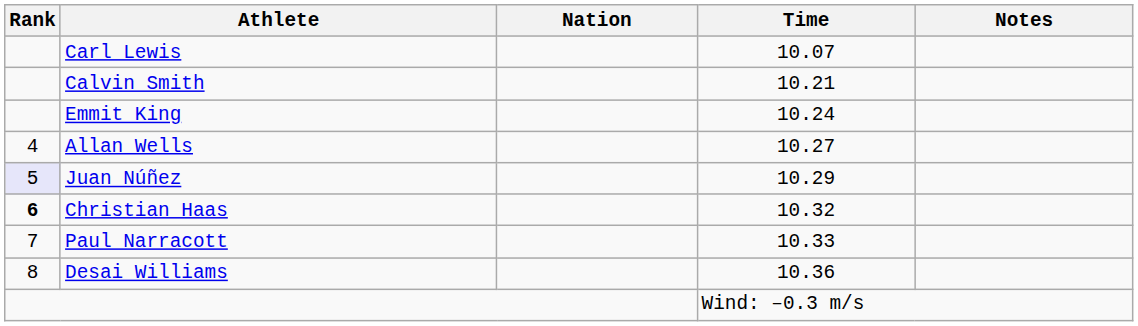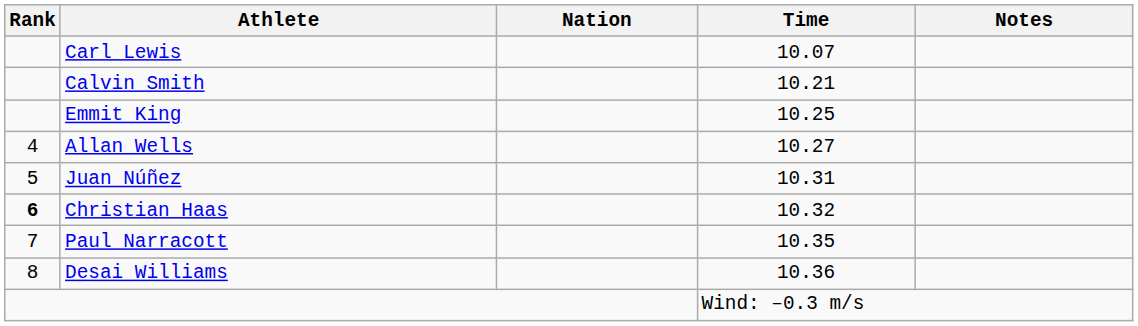(806, 115) 10.24 -> (806, 115) 10.25
(33, 178) lavender background -> (33, 178) no background
(806, 178) 10.29 -> (806, 178) 10.31
(806, 242) 10.33 -> (806, 242) 10.35
